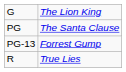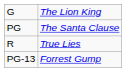rows swapped: (21, 43) <-> (10, 59)
